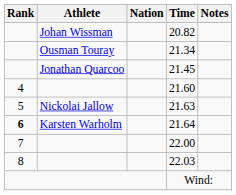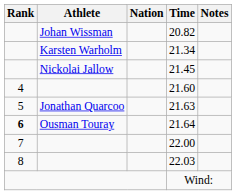(77, 50) Ousman Touray -> (81, 50) Karsten Warholm
(82, 69) Jonathan Quarcoo -> (77, 69) Nickolai Jallow
(77, 106) Nickolai Jallow -> (82, 106) Jonathan Quarcoo
(81, 124) Karsten Warholm -> (77, 124) Ousman Touray
